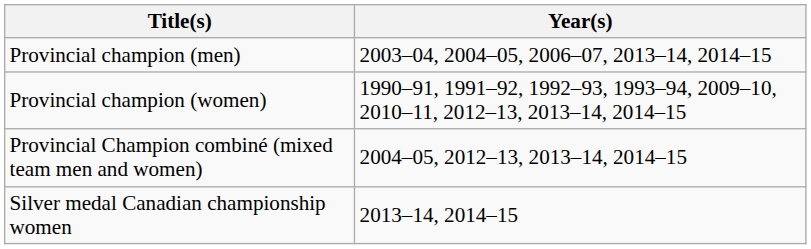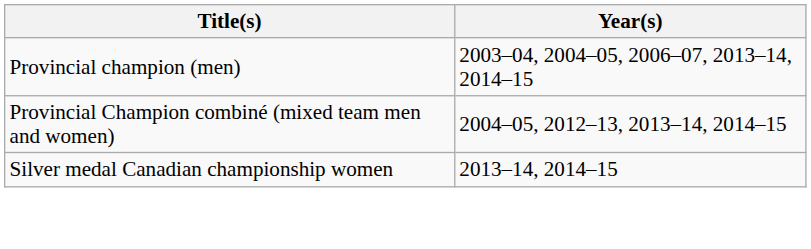- row: (138, 100)
